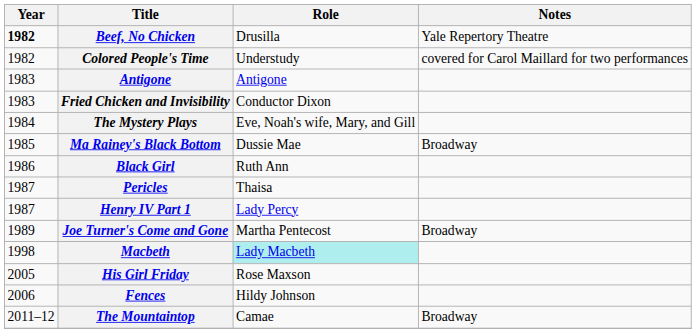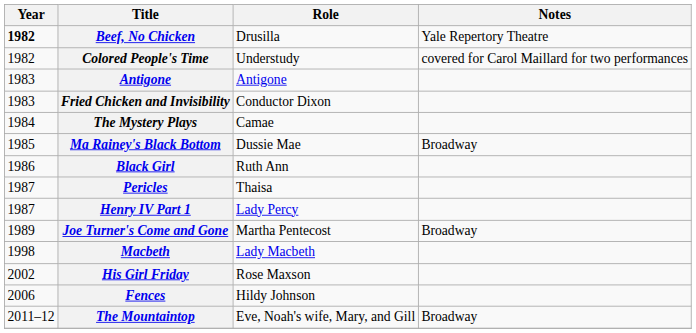(326, 123) Eve, Noah's wife, Mary, and Gill -> (255, 123) Camae
(276, 252) paleturquoise background -> (276, 252) no background
(21, 274) 2005 -> (21, 274) 2002
(255, 317) Camae -> (326, 317) Eve, Noah's wife, Mary, and Gill
